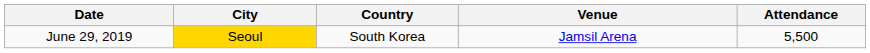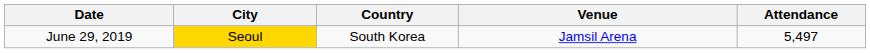(801, 36) 5,500 -> (801, 36) 5,497
